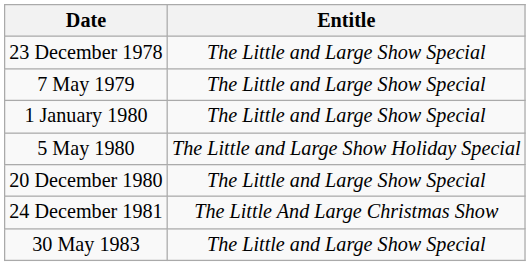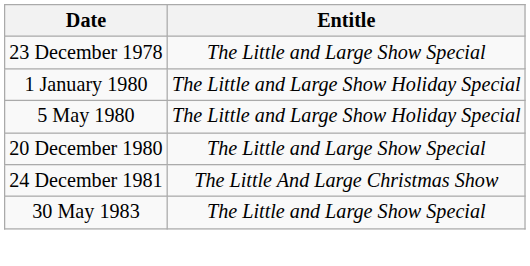- row: (86, 84)
(346, 116) The Little and Large Show Special -> (346, 84) The Little and Large Show Holiday Special
